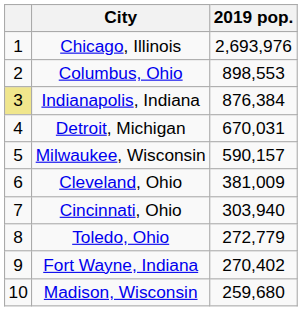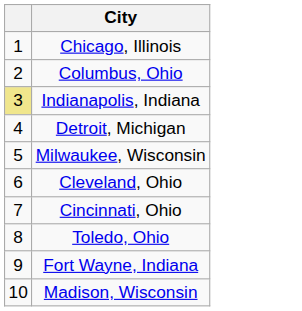- column: (254, 18)
